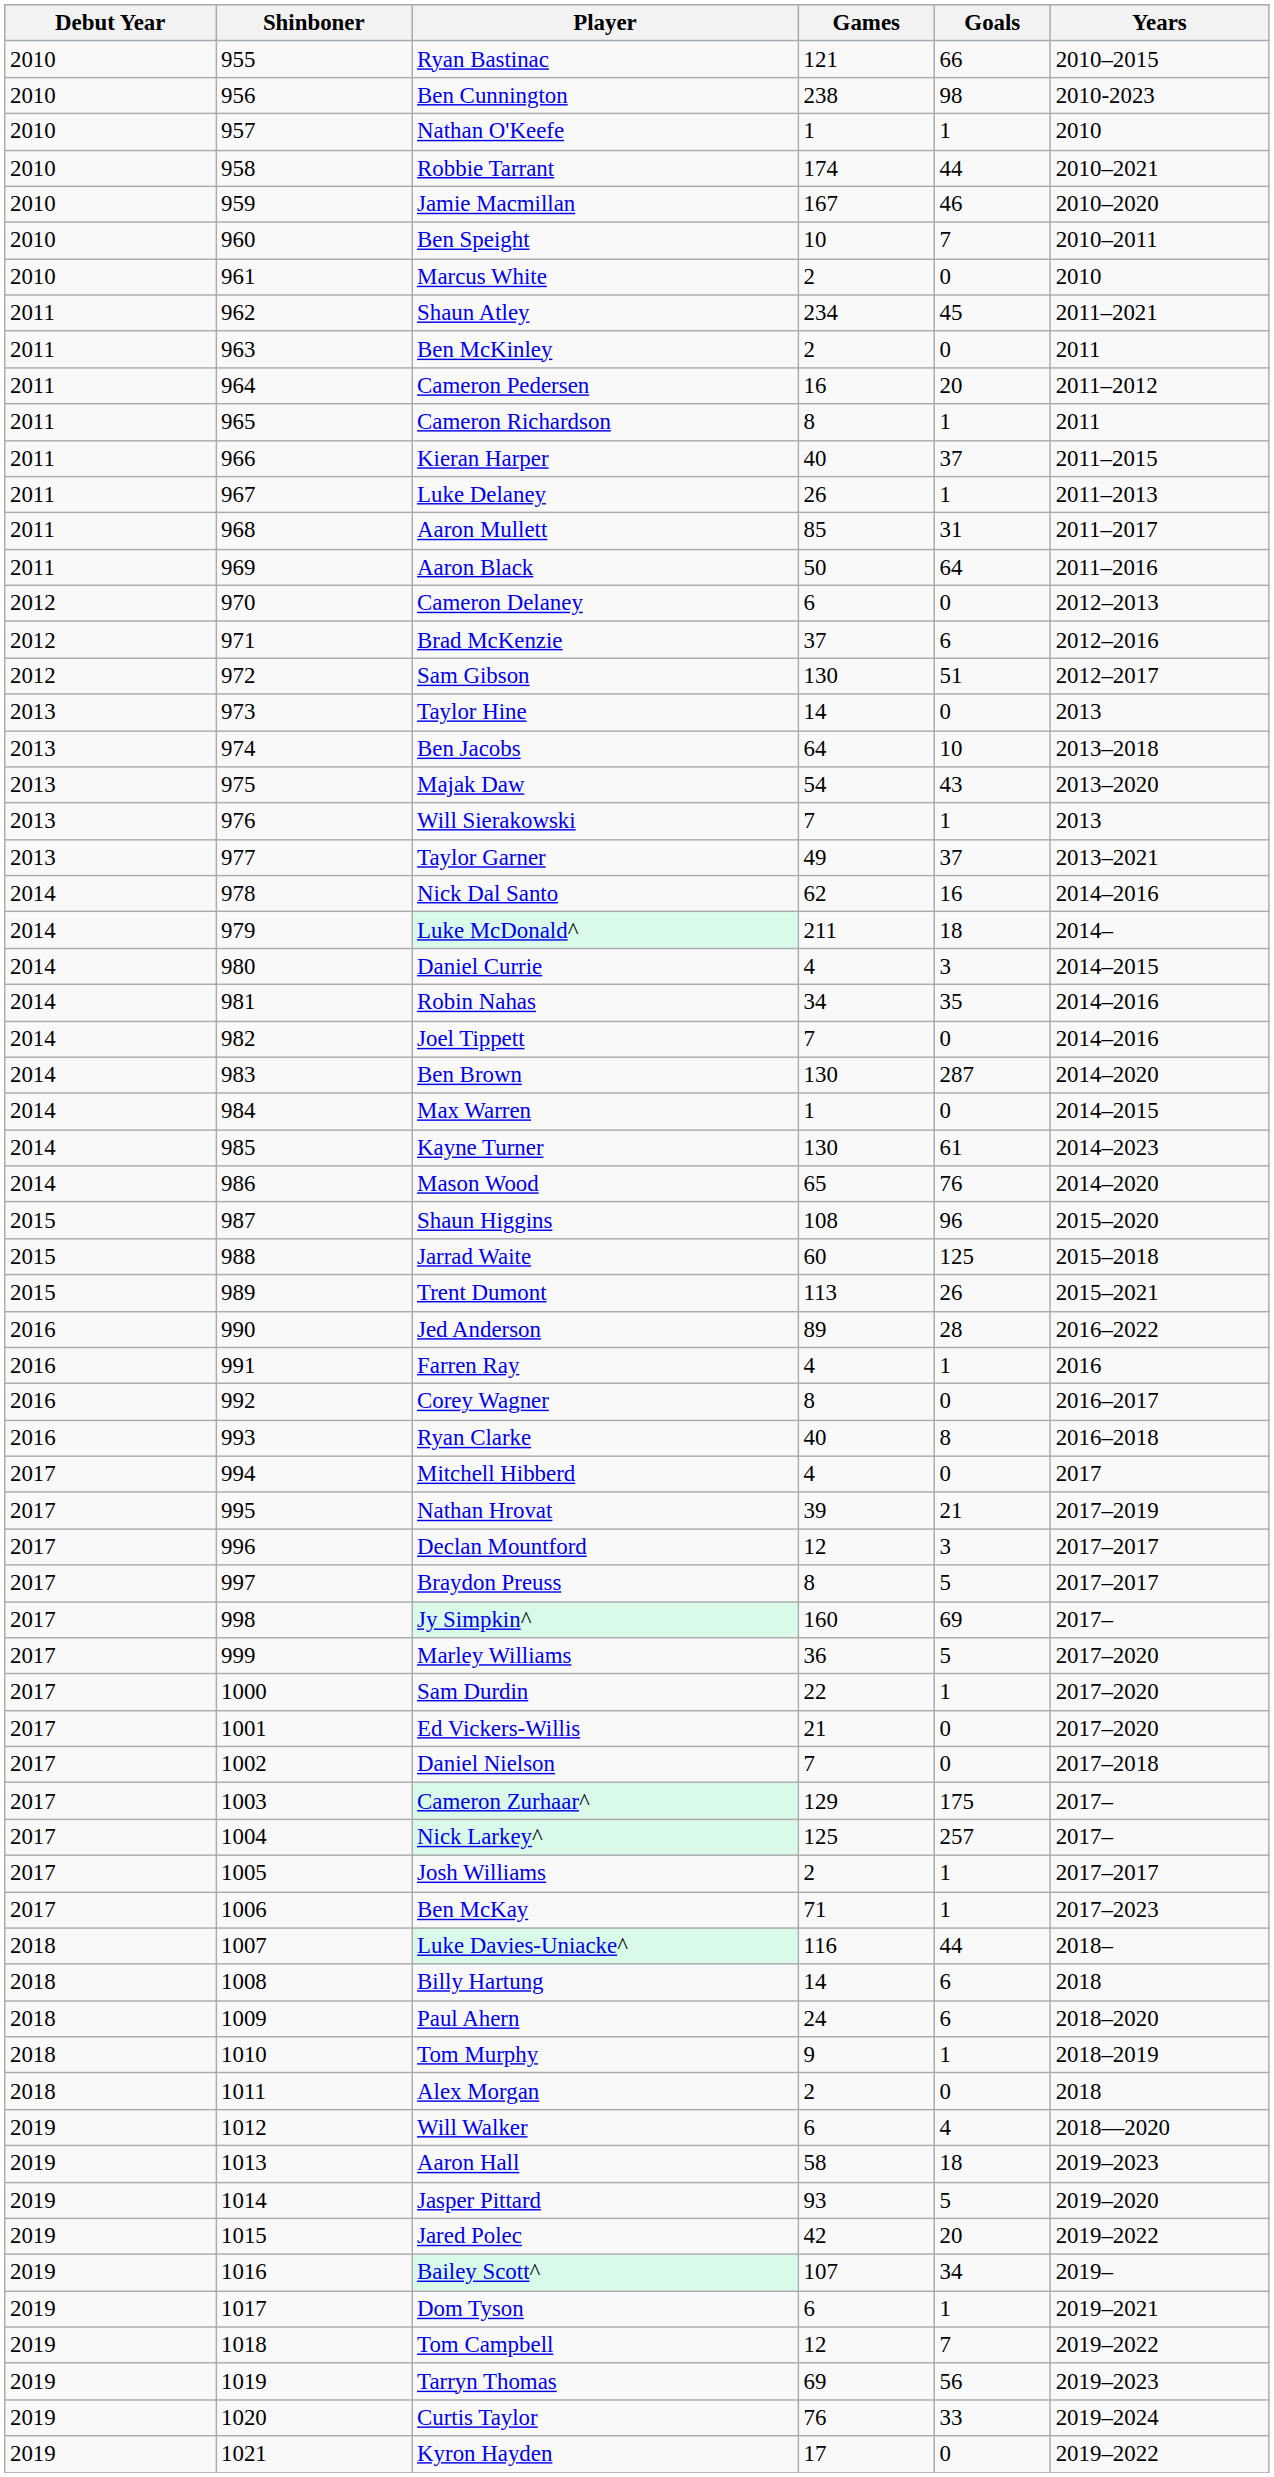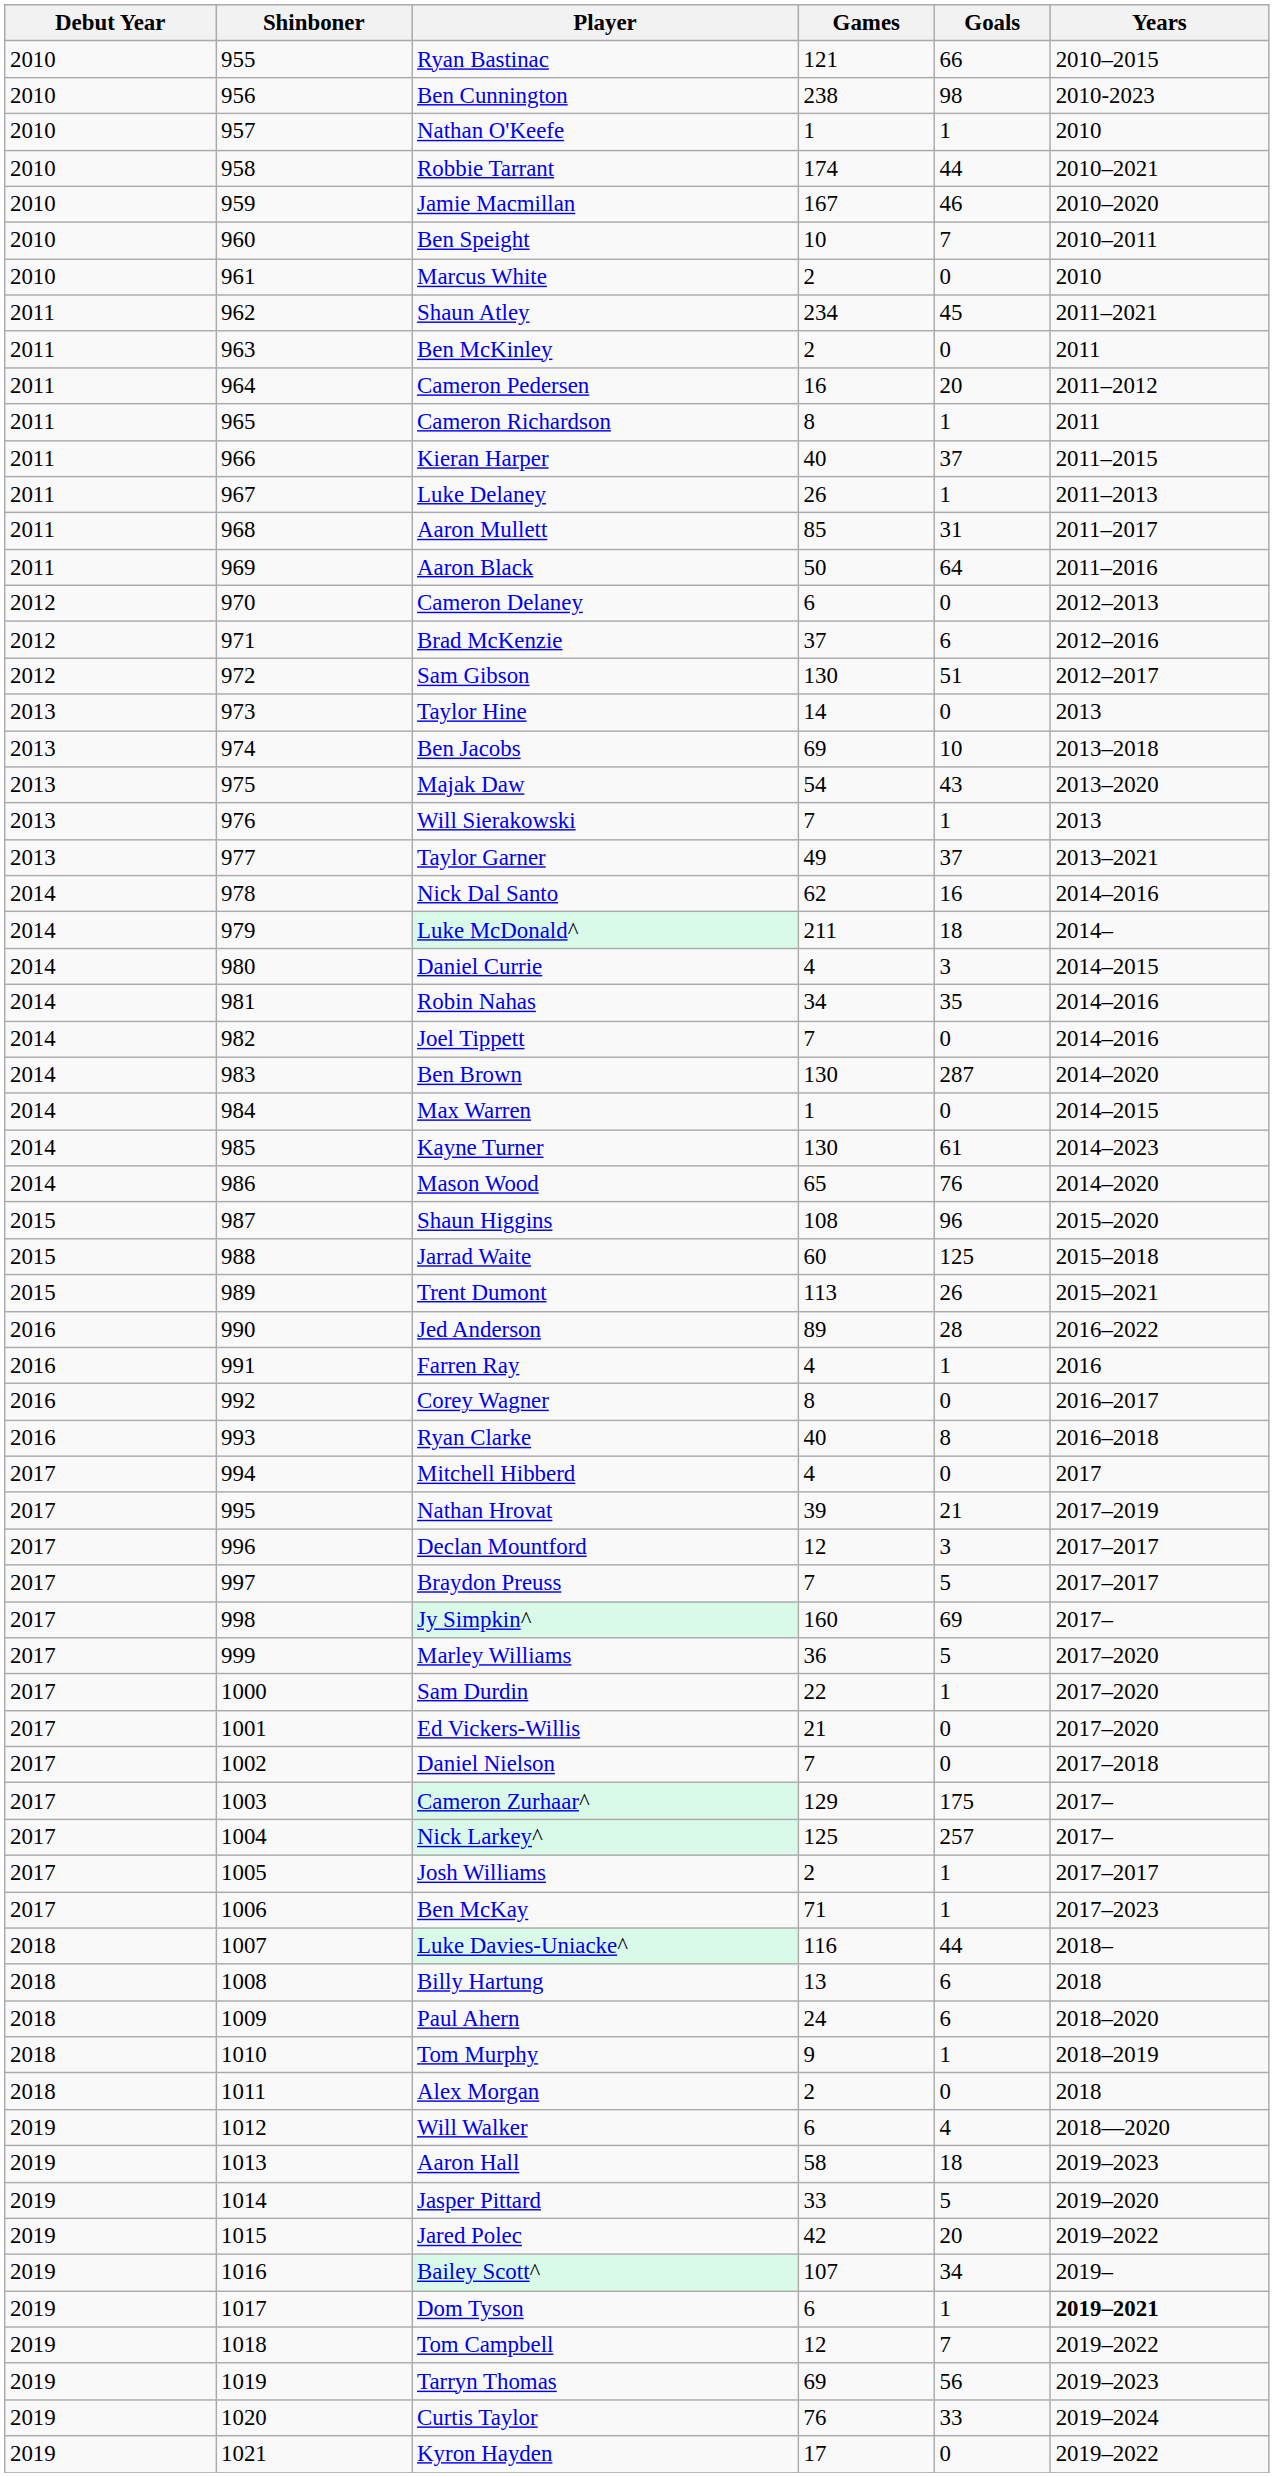(815, 748) 64 -> (815, 748) 69
(809, 1582) 8 -> (809, 1582) 7
(815, 1982) 14 -> (815, 1982) 13
(815, 2199) 93 -> (815, 2199) 33
(1107, 2308) normal -> (1107, 2308) bold
